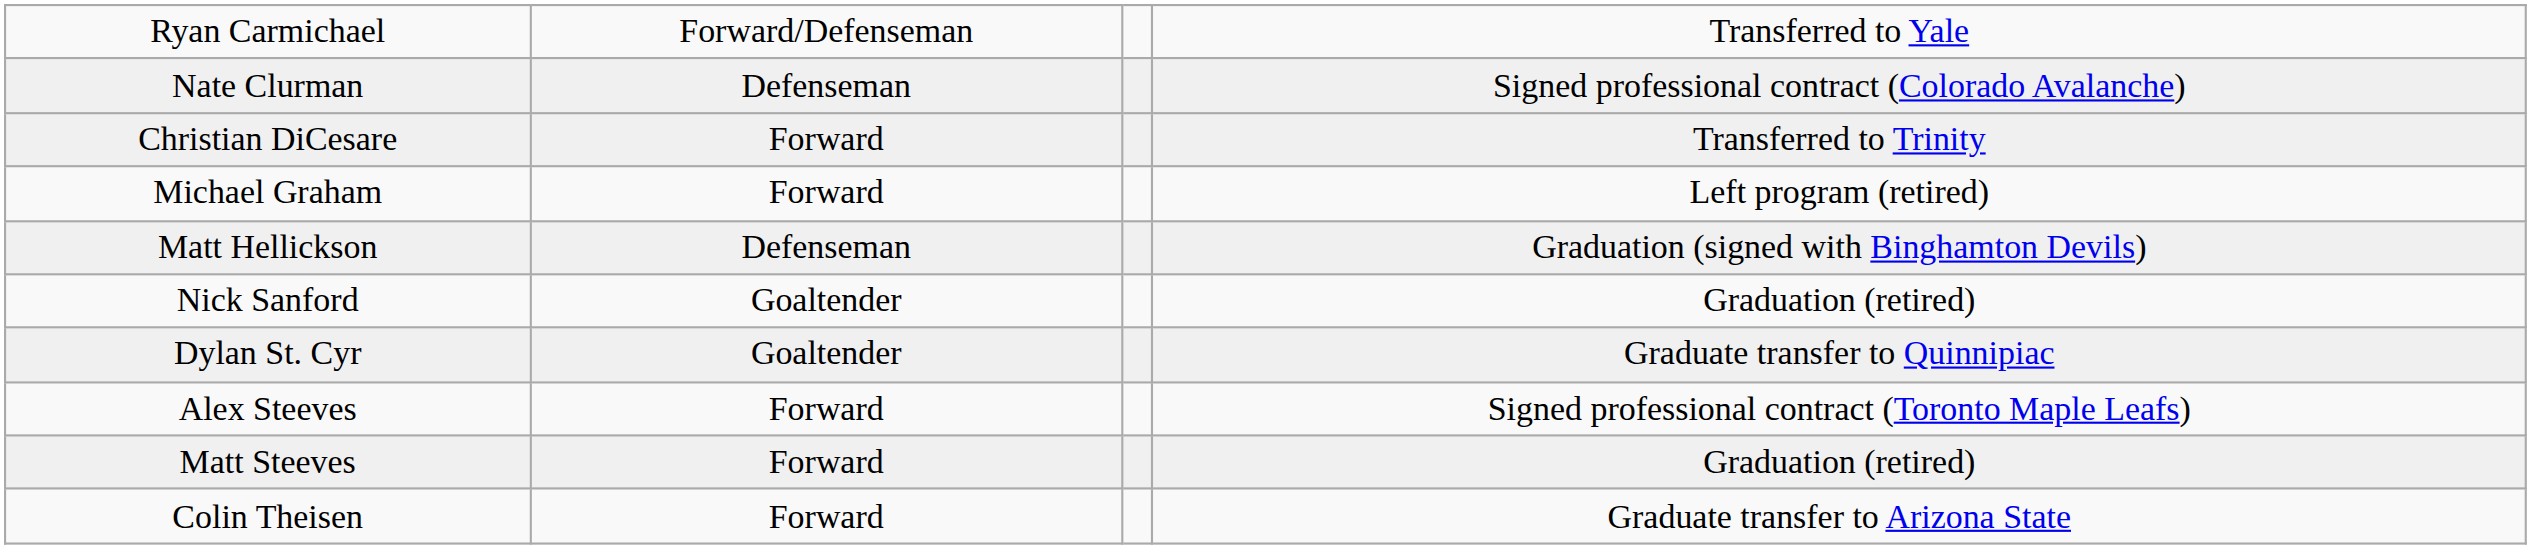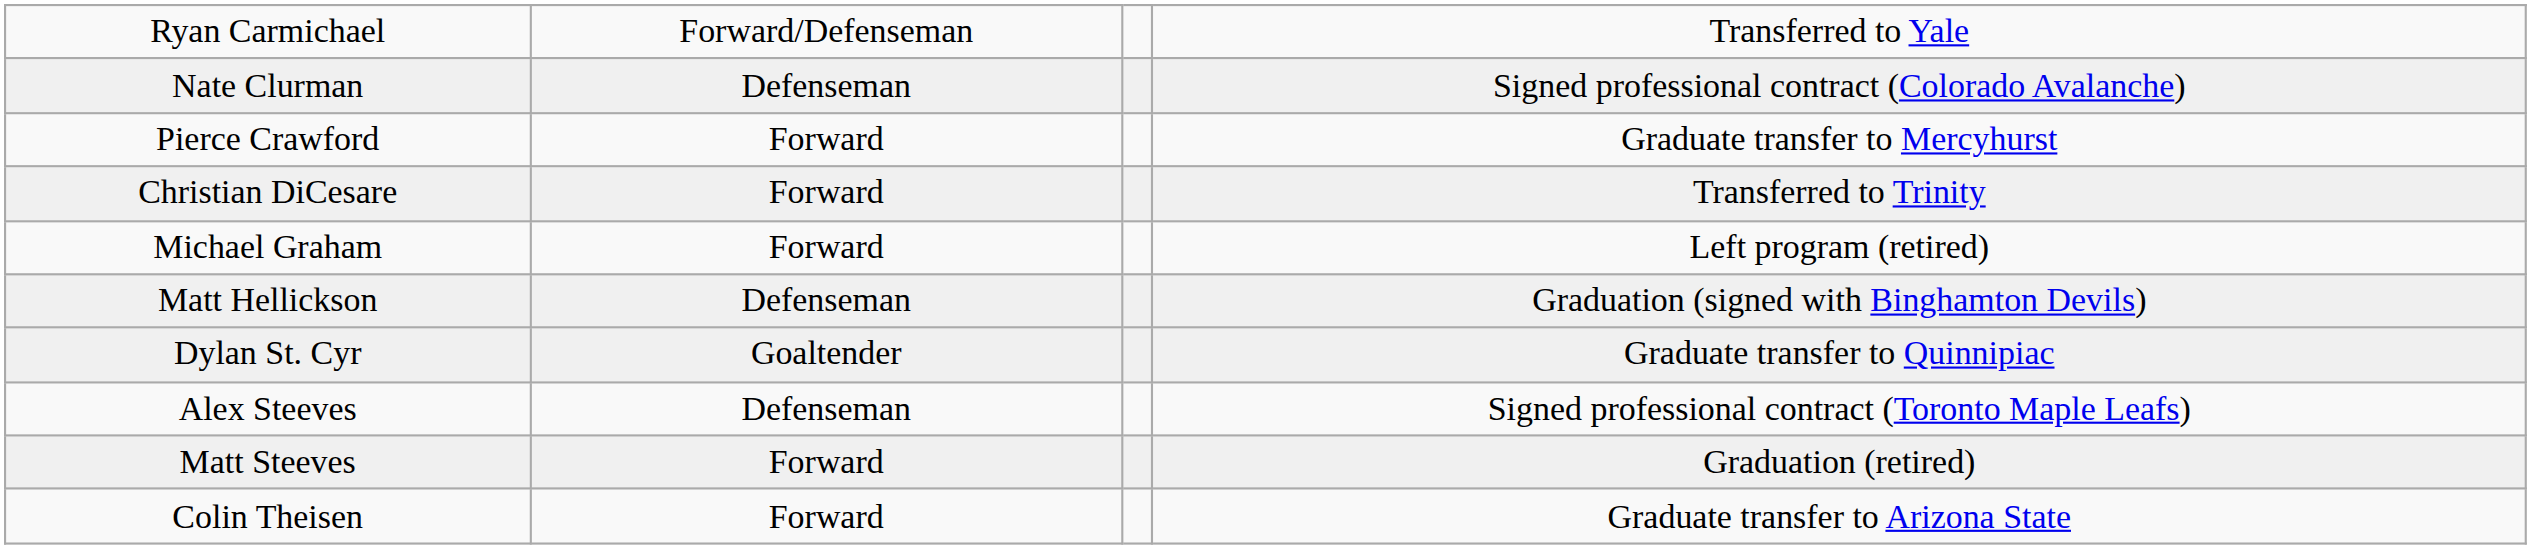+ row: (268, 138)
- row: (268, 300)
(826, 407) Forward -> (826, 407) Defenseman
